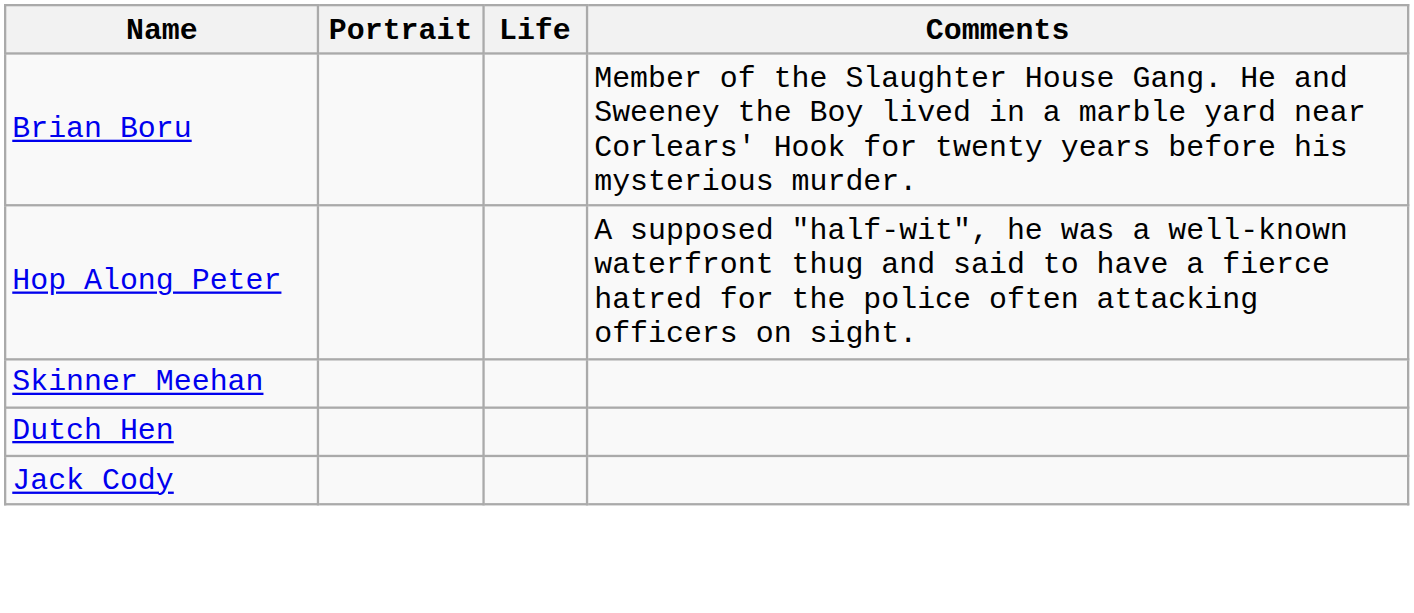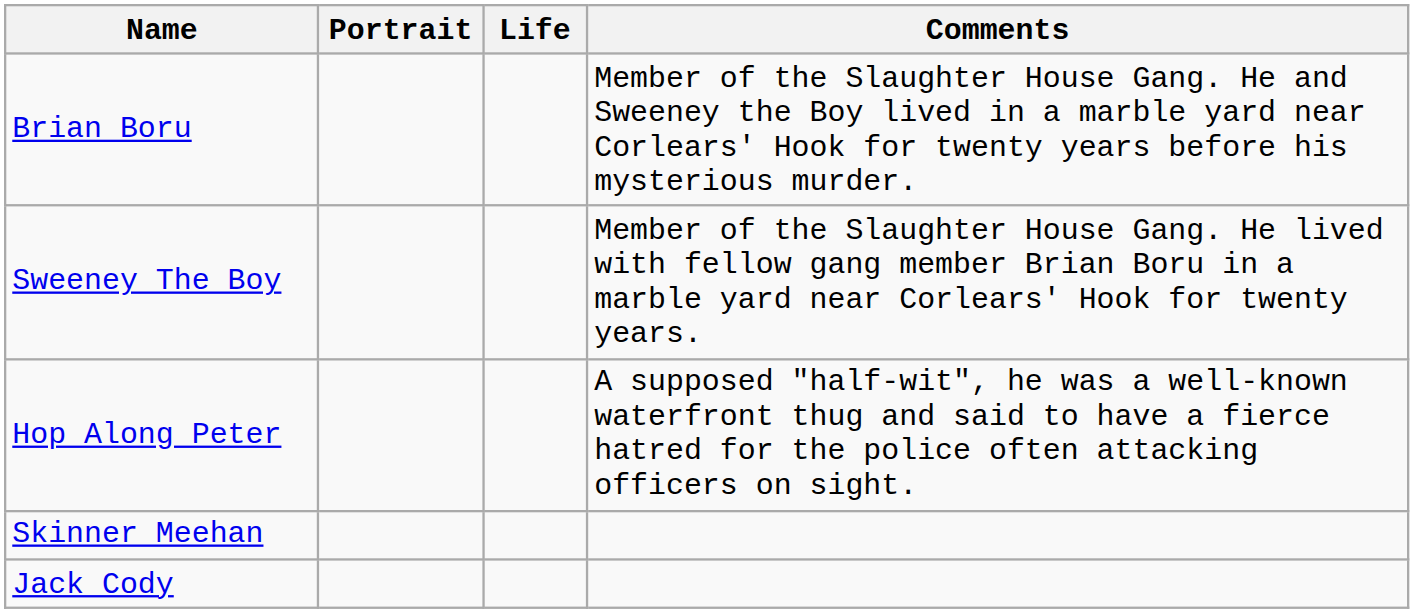+ row: (147, 282)
- row: (93, 431)
